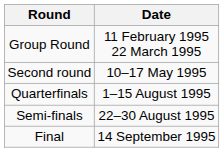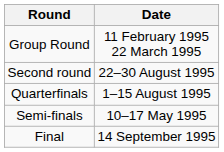(156, 72) 10–17 May 1995 -> (156, 72) 22–30 August 1995
(156, 115) 22–30 August 1995 -> (156, 115) 10–17 May 1995
